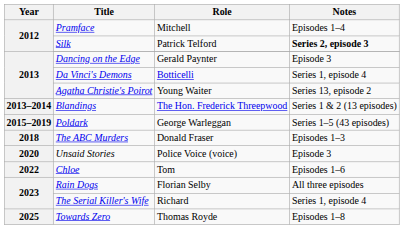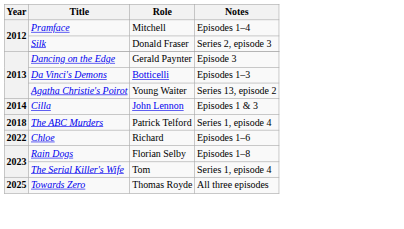(187, 43) Patrick Telford -> (160, 43) Donald Fraser
(330, 43) bold -> (234, 43) normal
(329, 75) Series 1, episode 4 -> (224, 75) Episodes 1–3
- row: (76, 106)
+ row: (41, 106)
- row: (72, 122)
(185, 138) Donald Fraser -> (162, 122) Patrick Telford
(318, 138) Episodes 1–3 -> (234, 122) Series 1, episode 4
- row: (85, 153)
(166, 169) Tom -> (148, 138) Richard
(328, 185) All three episodes -> (224, 153) Episodes 1–8
(173, 201) Richard -> (141, 169) Tom
(318, 216) Episodes 1–8 -> (233, 185) All three episodes
